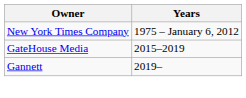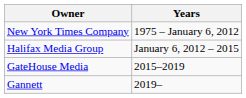+ row: (55, 48)
